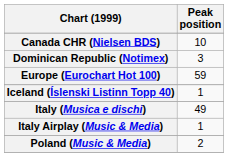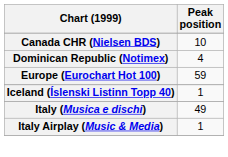(200, 59) 3 -> (200, 59) 4
- row: (91, 144)
